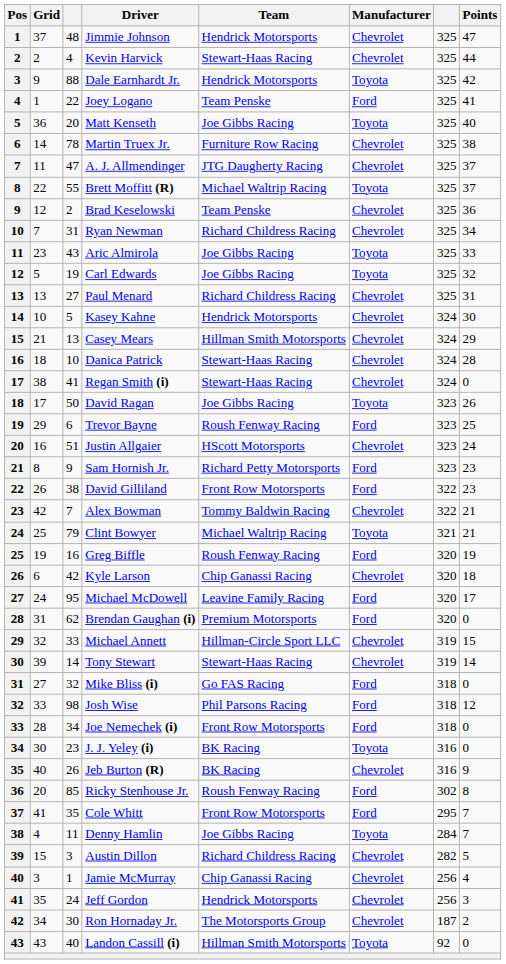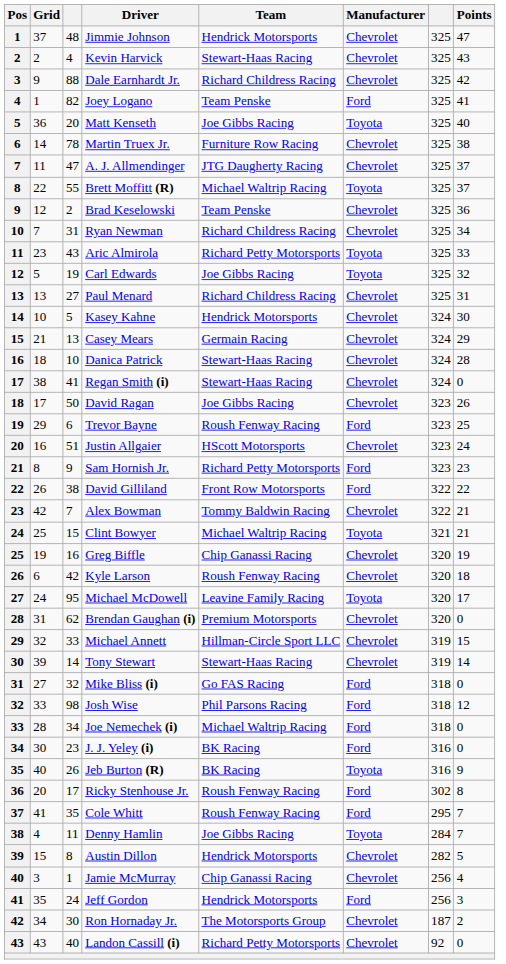(469, 58) 44 -> (463, 58) 43
(259, 80) Hendrick Motorsports -> (269, 80) Richard Childress Racing
(370, 80) Toyota -> (372, 80) Chevrolet
(73, 101) 22 -> (73, 101) 82
(248, 252) Joe Gibbs Racing -> (271, 252) Richard Petty Motorsports
(274, 338) Hillman Smith Motorsports -> (245, 338) Germain Racing
(370, 403) Toyota -> (372, 403) Chevrolet
(469, 489) 23 -> (463, 489) 22
(73, 532) 79 -> (73, 532) 15
(261, 554) Roush Fenway Racing -> (257, 554) Chip Ganassi Racing
(364, 554) Ford -> (372, 554) Chevrolet
(257, 575) Chip Ganassi Racing -> (261, 575) Roush Fenway Racing
(364, 597) Ford -> (364, 597) Toyota
(364, 618) Ford -> (372, 618) Chevrolet
(263, 726) Front Row Motorsports -> (264, 726) Michael Waltrip Racing
(370, 748) Toyota -> (359, 748) Ford
(378, 769) Chevrolet -> (364, 769) Toyota
(73, 791) 85 -> (73, 791) 17
(263, 812) Front Row Motorsports -> (261, 812) Roush Fenway Racing
(69, 856) 3 -> (69, 856) 8
(269, 856) Richard Childress Racing -> (259, 856) Hendrick Motorsports
(378, 899) Chevrolet -> (359, 899) Ford
(274, 942) Hillman Smith Motorsports -> (271, 942) Richard Petty Motorsports
(370, 942) Toyota -> (372, 942) Chevrolet
